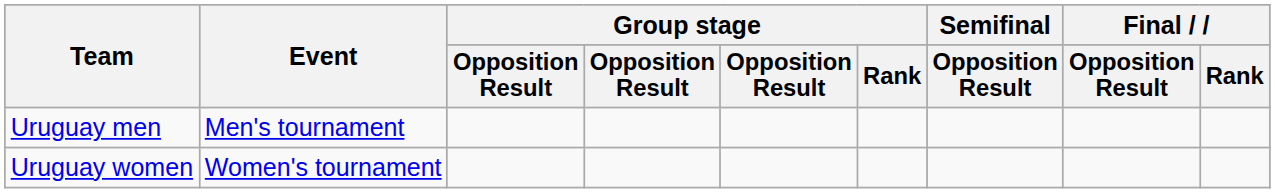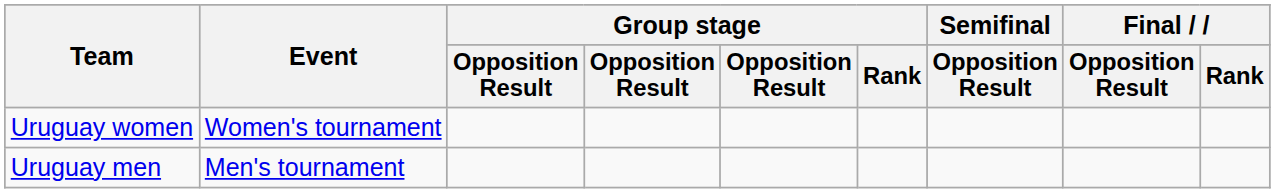rows swapped: (86, 128) <-> (102, 168)
